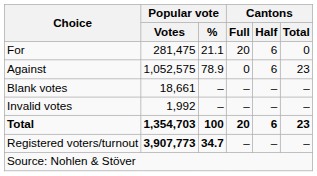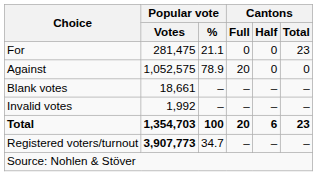(243, 50) 20 -> (247, 50) 0
(274, 50) 6 -> (274, 50) 0
(306, 50) 0 -> (303, 50) 23
(247, 69) 0 -> (243, 69) 20
(274, 69) 6 -> (274, 69) 0
(303, 69) 23 -> (306, 69) 0
(212, 143) bold -> (212, 143) normal
